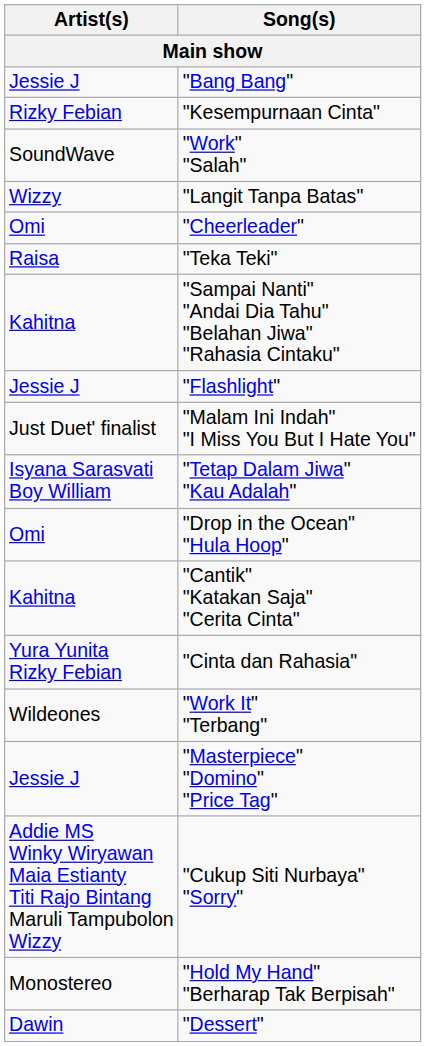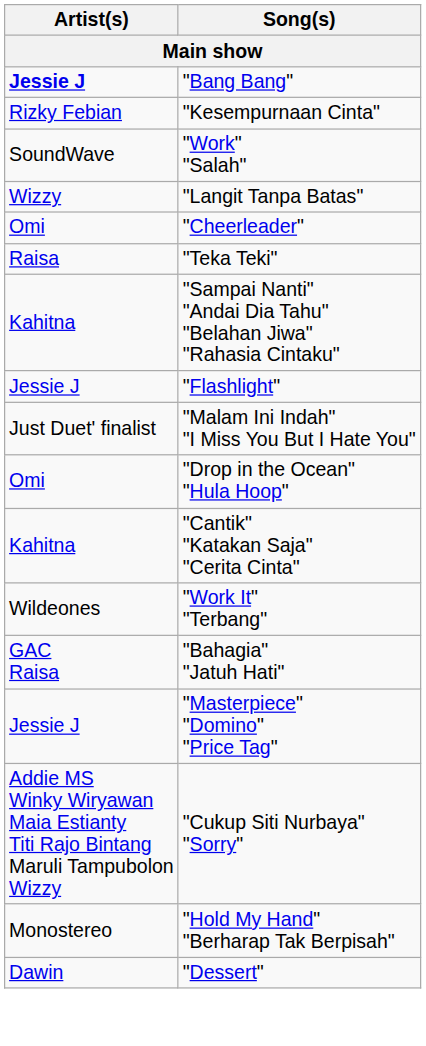(44, 81) normal -> (47, 81) bold
- row: (267, 481)
- row: (270, 662)
+ row: (234, 662)
